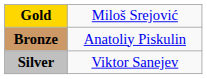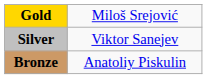rows swapped: (36, 62) <-> (36, 39)
